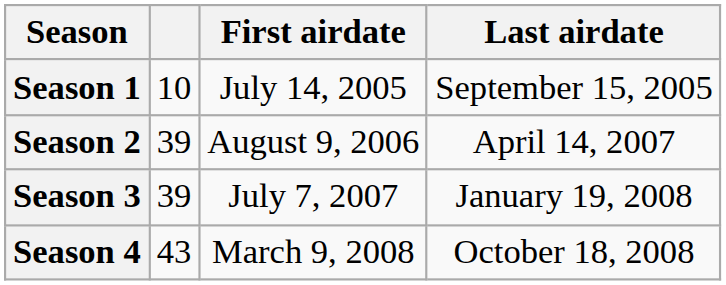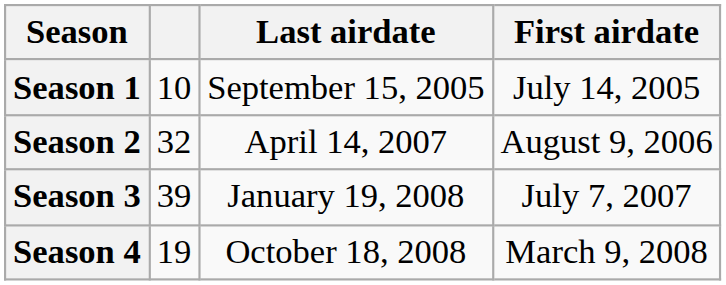columns swapped: (313, 31) <-> (574, 31)
(174, 141) 39 -> (174, 141) 32
(174, 251) 43 -> (174, 251) 19
